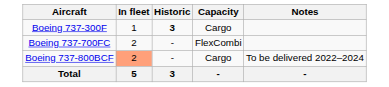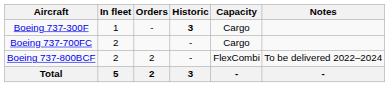+ column: (152, 12)
(218, 43) FlexCombi -> (237, 43) Cargo
(134, 58) lightsalmon background -> (116, 58) no background
(218, 58) Cargo -> (237, 58) FlexCombi
